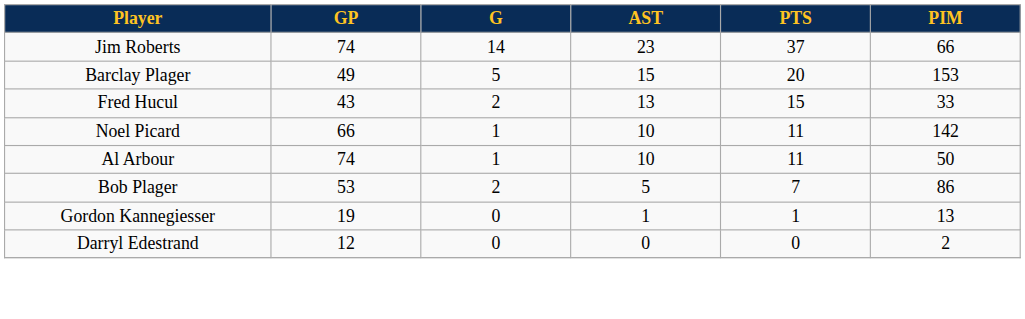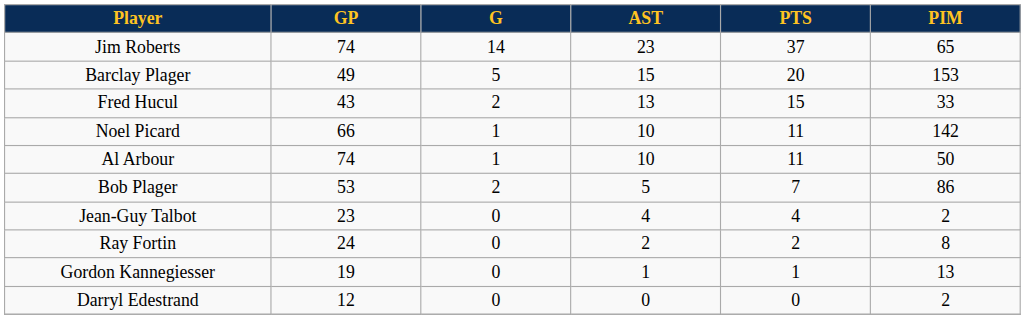(946, 46) 66 -> (946, 46) 65
+ row: (138, 215)
+ row: (138, 243)
